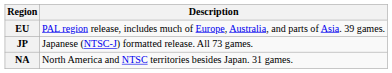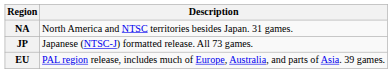rows swapped: (22, 60) <-> (22, 28)
